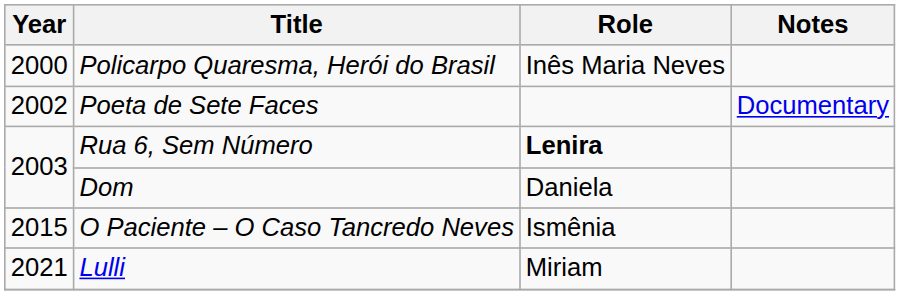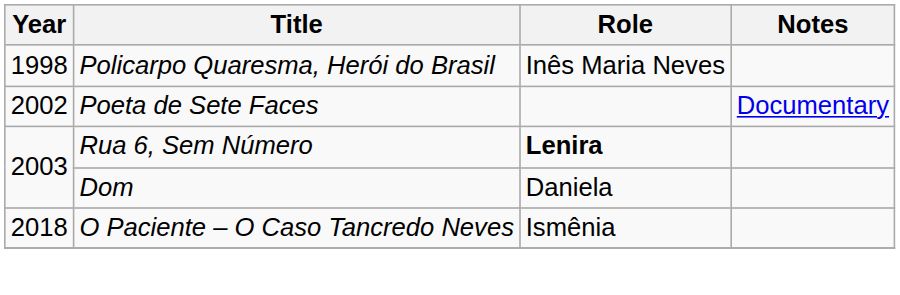(39, 65) 2000 -> (39, 65) 1998
(39, 227) 2015 -> (39, 227) 2018
- row: (102, 268)
